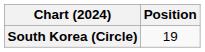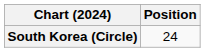(170, 36) 19 -> (170, 36) 24
